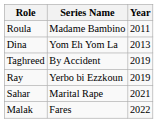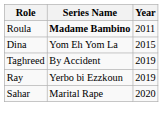(87, 28) normal -> (90, 28) bold
(140, 45) 2013 -> (145, 45) 2015
(140, 93) 2021 -> (145, 93) 2020
- row: (20, 110)
